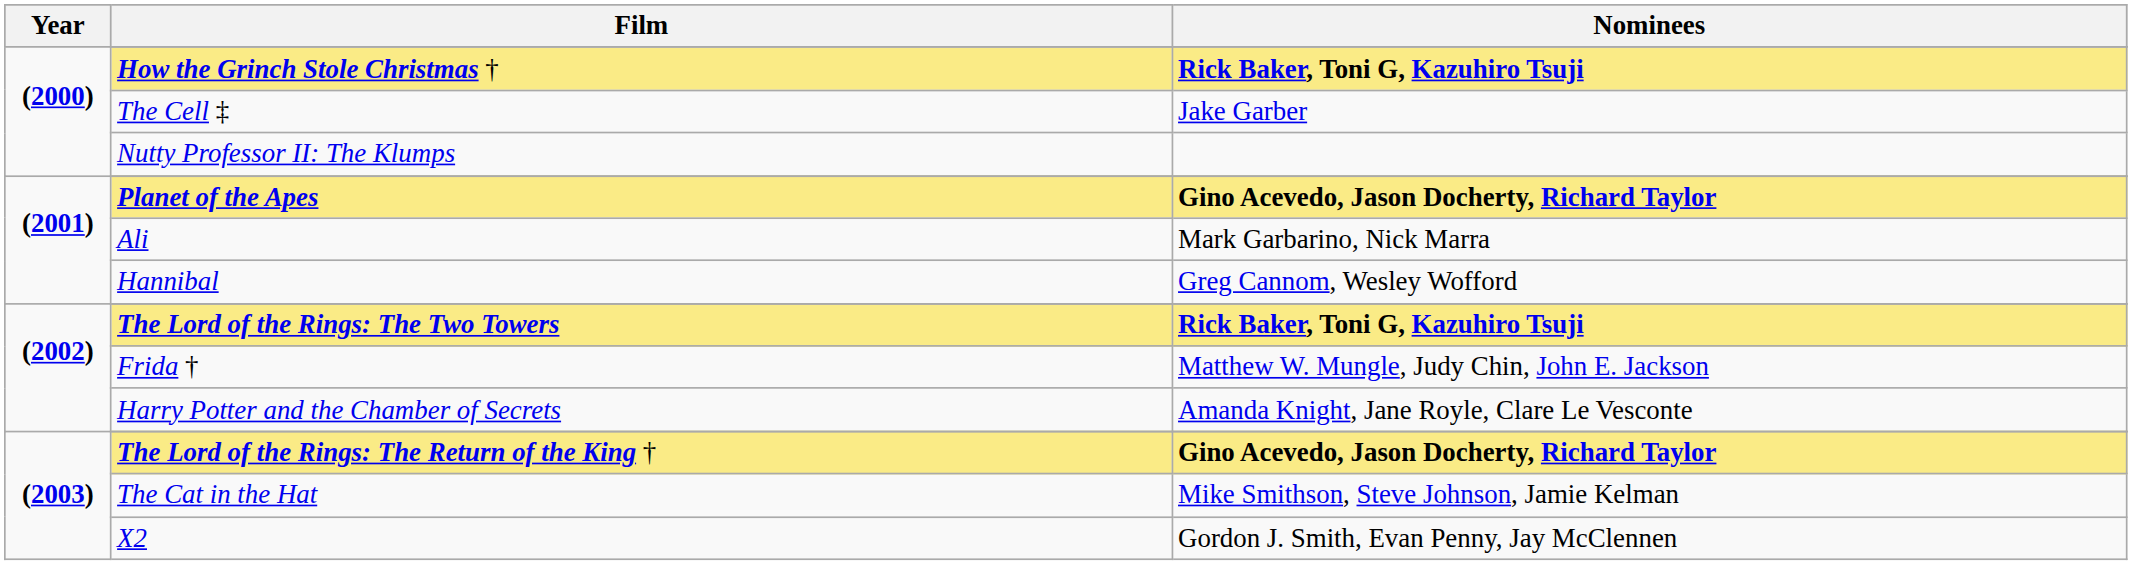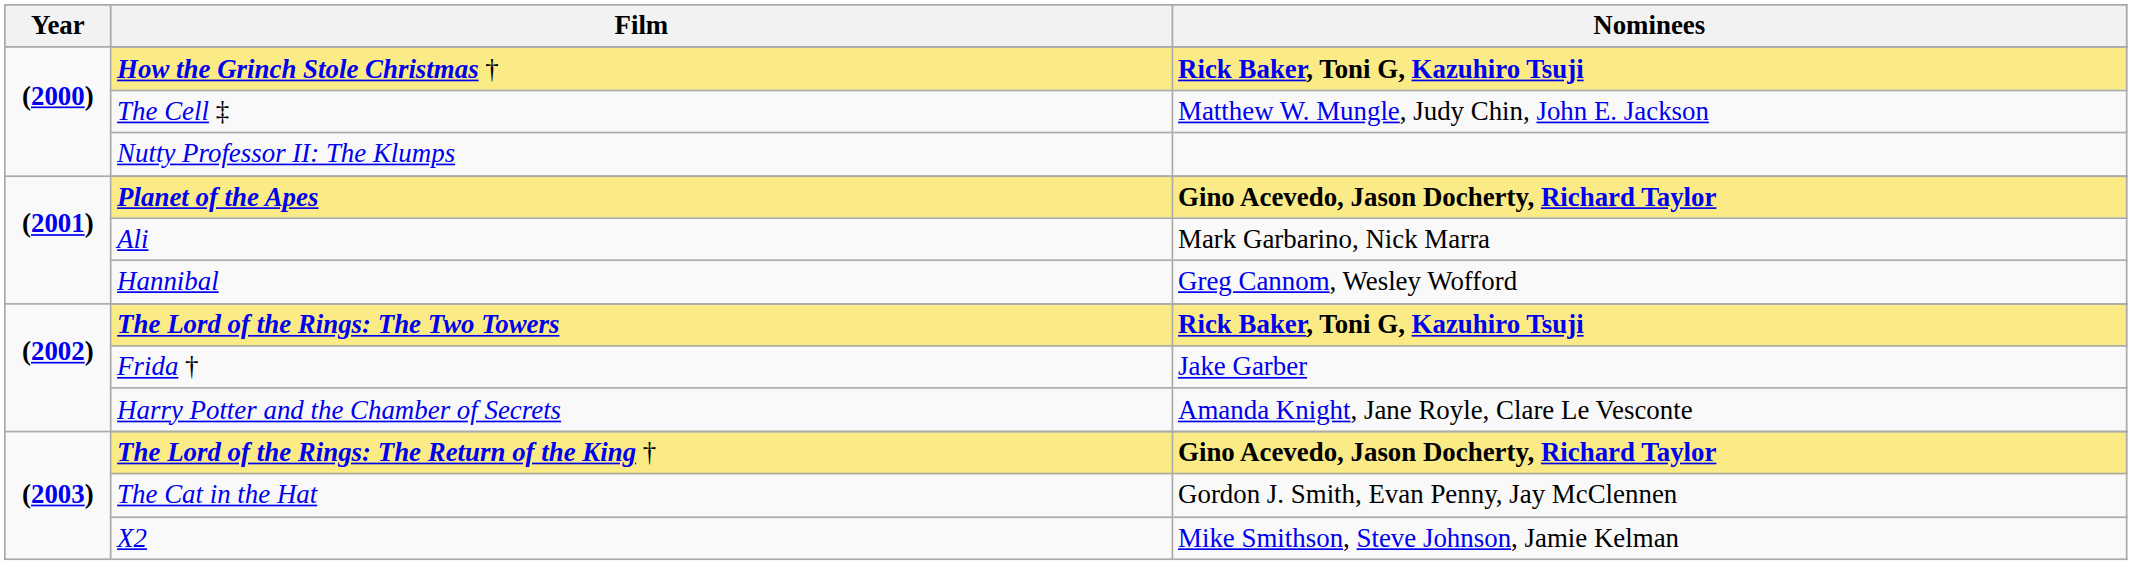(1243, 111) Jake Garber -> (1443, 111) Matthew W. Mungle, Judy Chin, John E. Jackson
(1443, 366) Matthew W. Mungle, Judy Chin, John E. Jackson -> (1243, 366) Jake Garber
(1429, 494) Mike Smithson, Steve Johnson, Jamie Kelman -> (1428, 494) Gordon J. Smith, Evan Penny, Jay McClennen
(1428, 537) Gordon J. Smith, Evan Penny, Jay McClennen -> (1429, 537) Mike Smithson, Steve Johnson, Jamie Kelman
